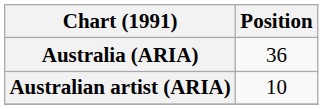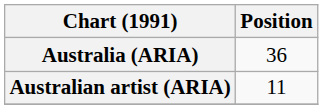(276, 87) 10 -> (276, 87) 11
